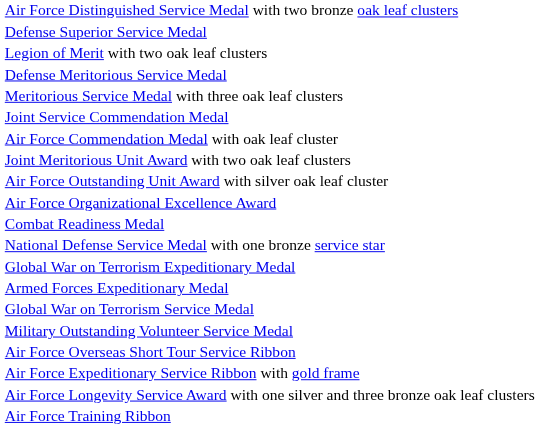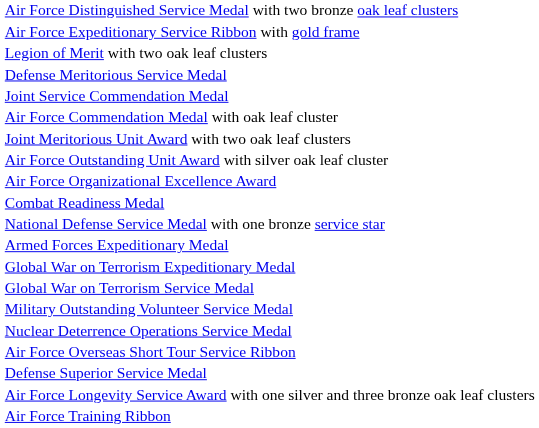rows swapped: (106, 31) <-> (182, 373)
- row: (174, 96)
rows swapped: (117, 288) <-> (150, 266)
+ row: (148, 330)
